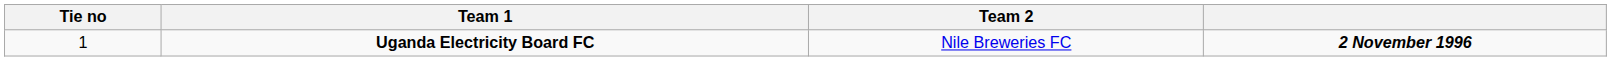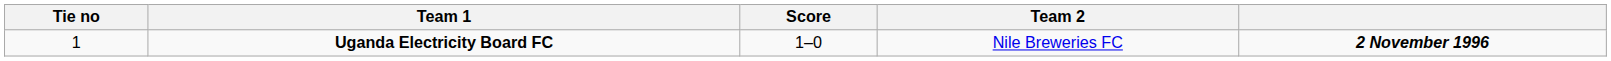+ column: (809, 17)
